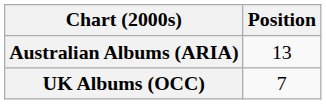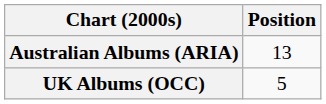(282, 83) 7 -> (282, 83) 5
